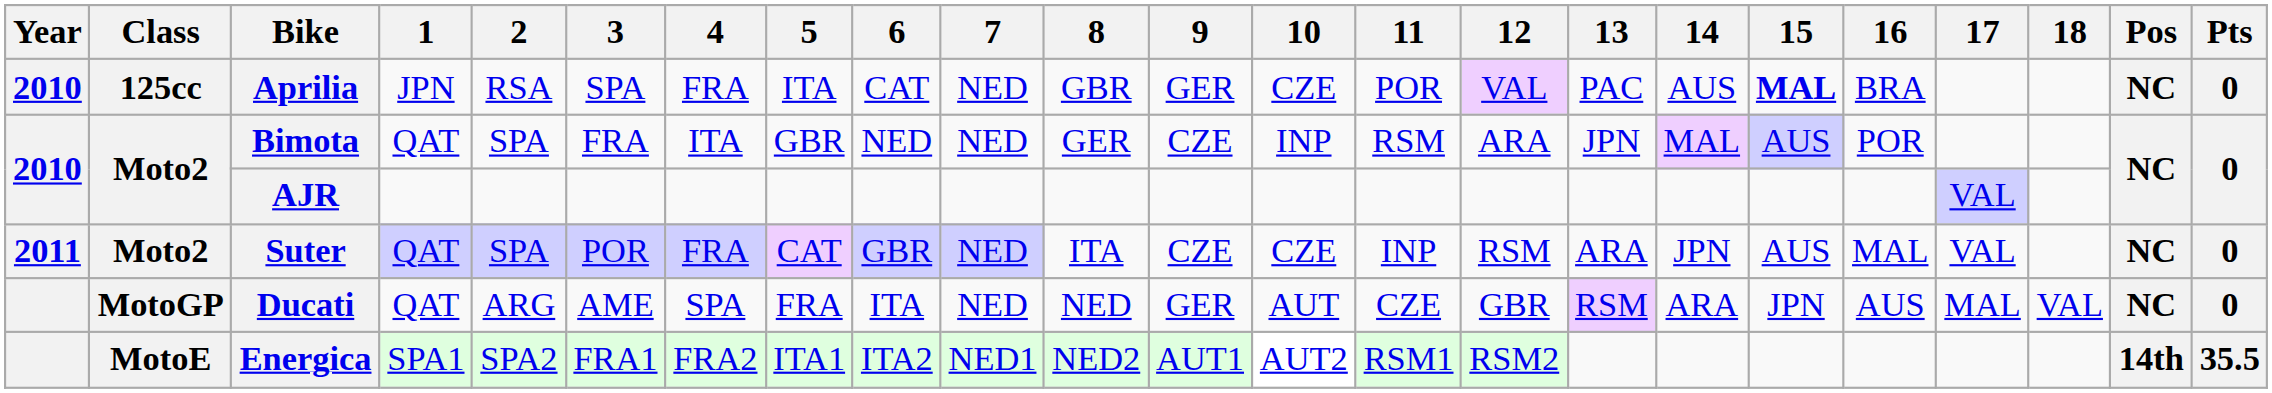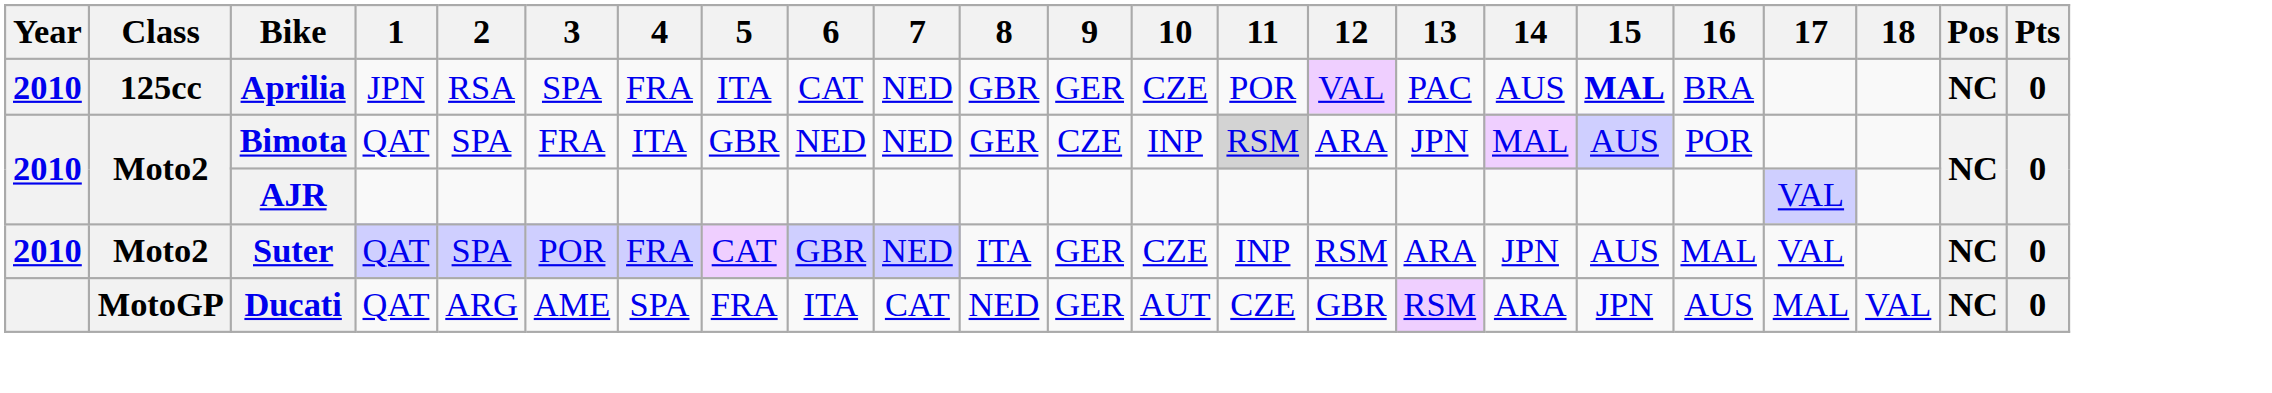(1409, 140) no background -> (1263, 140) lightgrey background
(47, 250) 2011 -> (47, 250) 2010
(1200, 250) CZE -> (1090, 250) GER
(993, 304) NED -> (917, 304) CAT
- row: (306, 359)
